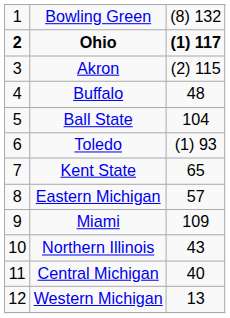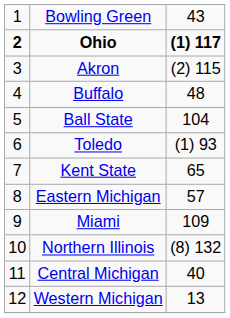(196, 17) (8) 132 -> (196, 17) 43
(196, 247) 43 -> (196, 247) (8) 132
